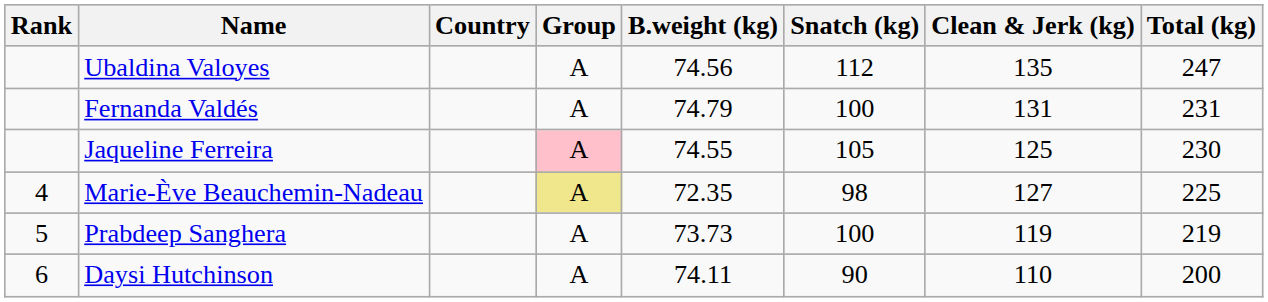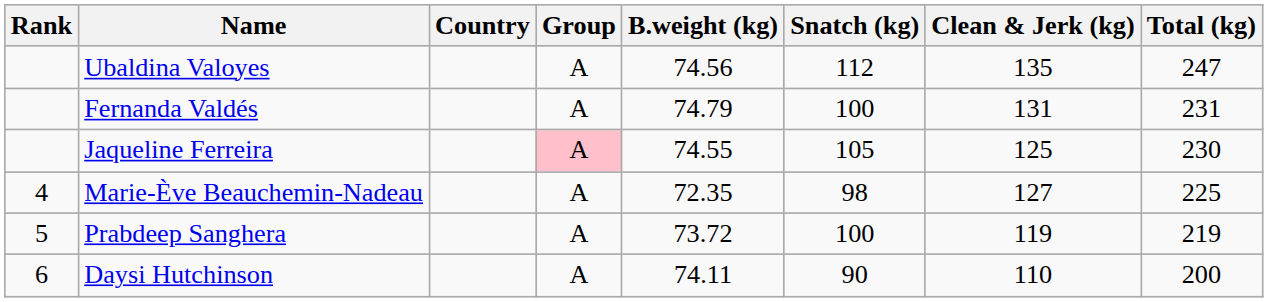(579, 191) khaki background -> (579, 191) no background
(703, 233) 73.73 -> (703, 233) 73.72
